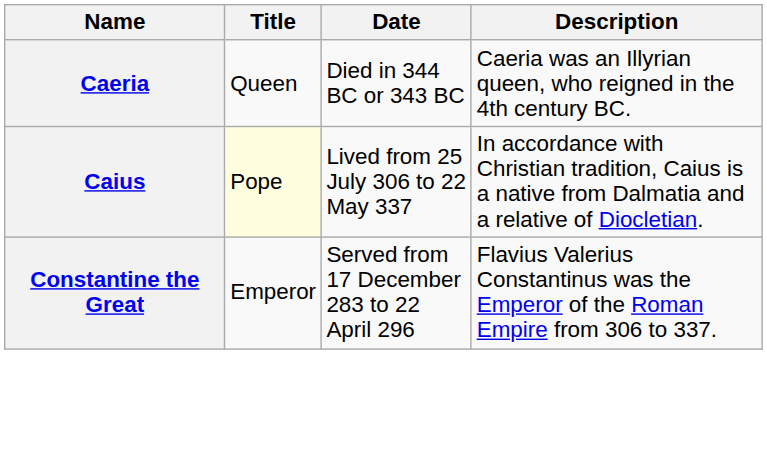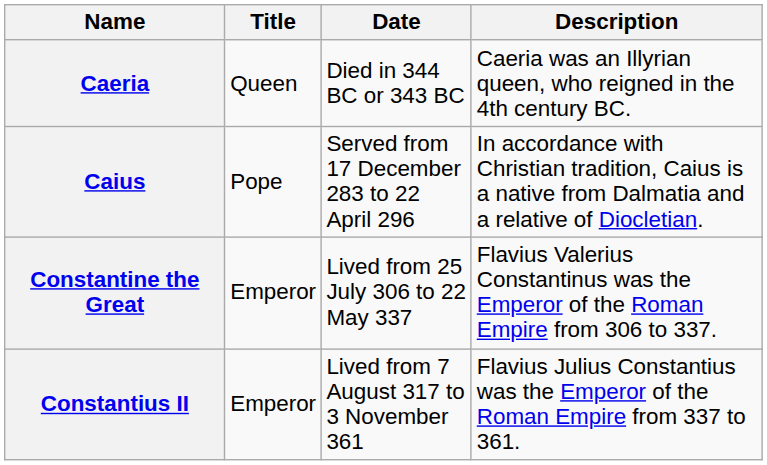(256, 181) lightyellow background -> (256, 181) no background
(396, 181) Lived from 25 July 306 to 22 May 337 -> (394, 181) Served from 17 December 283 to 22 April 296
(394, 292) Served from 17 December 283 to 22 April 296 -> (396, 292) Lived from 25 July 306 to 22 May 337
+ row: (115, 403)
